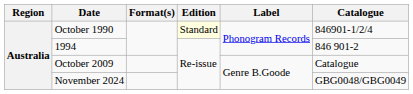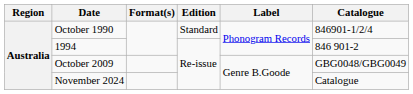(199, 30) lightyellow background -> (199, 30) no background
(337, 64) Catalogue -> (361, 64) GBG0048/GBG0049
(361, 81) GBG0048/GBG0049 -> (337, 81) Catalogue
